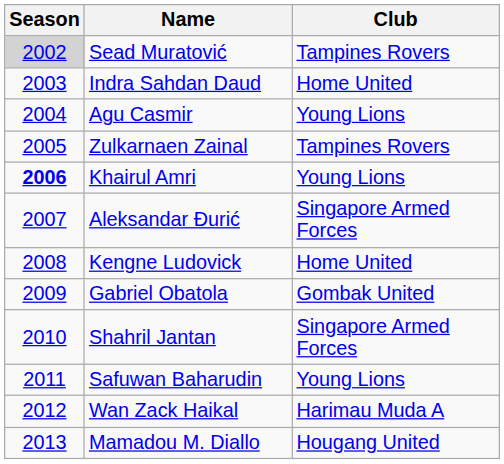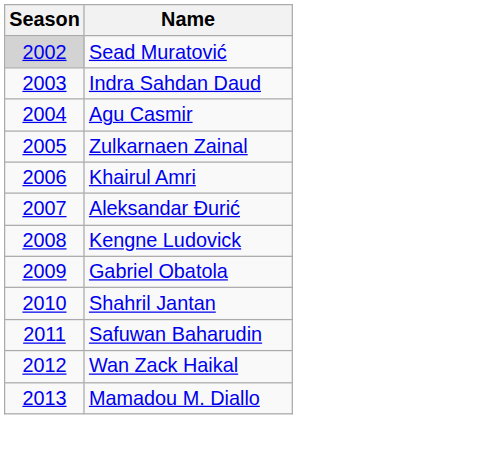- column: (396, 20)
(44, 177) bold -> (44, 177) normal
